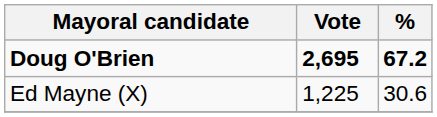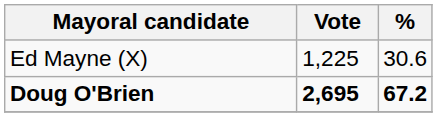rows swapped: (82, 58) <-> (79, 93)
